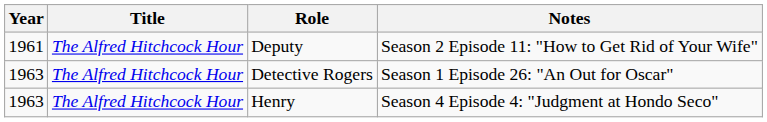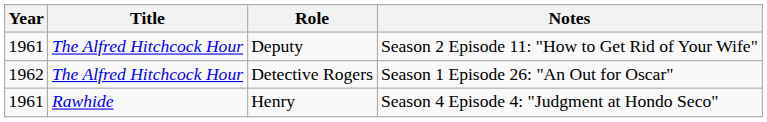(26, 74) 1963 -> (26, 74) 1962
(26, 102) 1963 -> (26, 102) 1961
(147, 102) The Alfred Hitchcock Hour -> (83, 102) Rawhide
